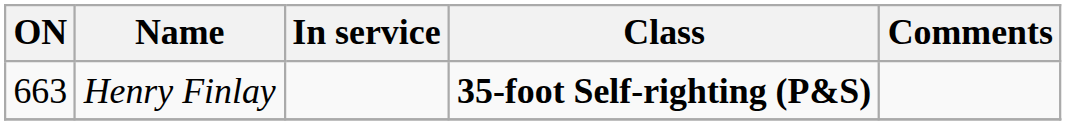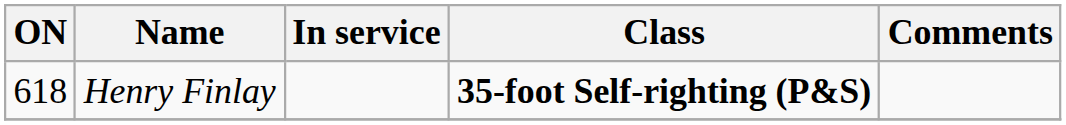(40, 89) 663 -> (40, 89) 618
